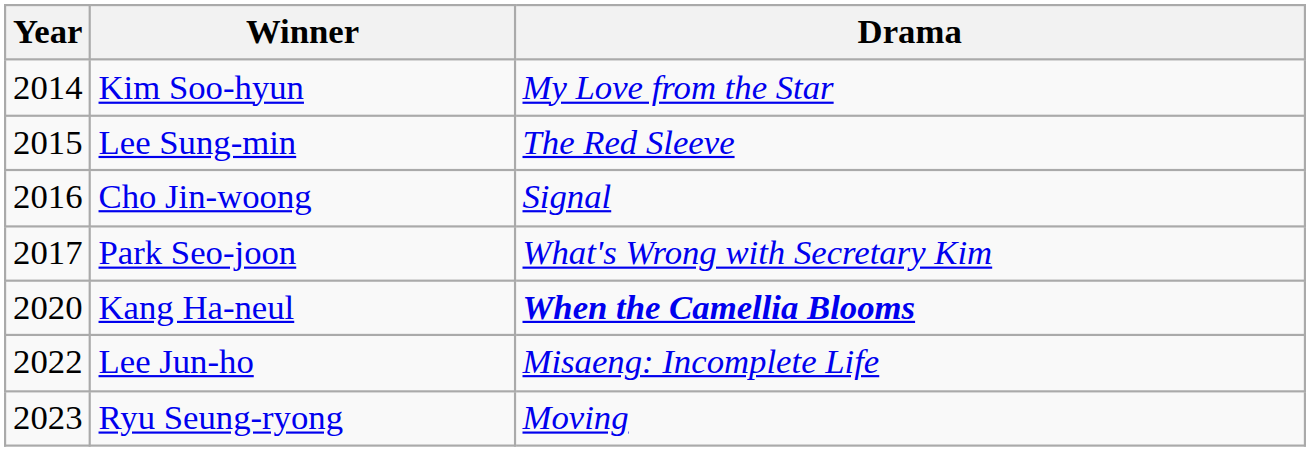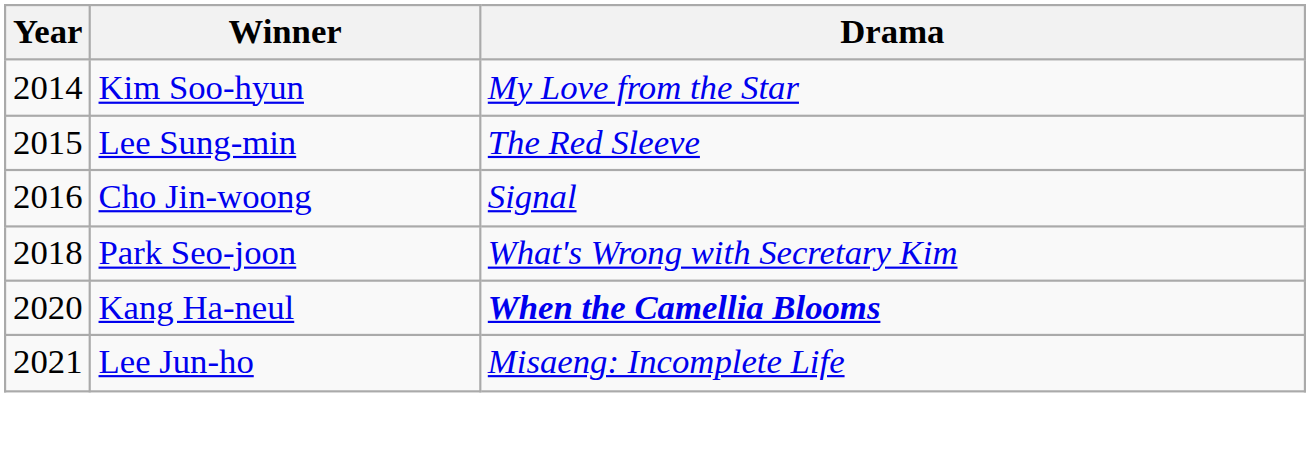(48, 252) 2017 -> (48, 252) 2018
(48, 362) 2022 -> (48, 362) 2021
- row: (221, 417)
